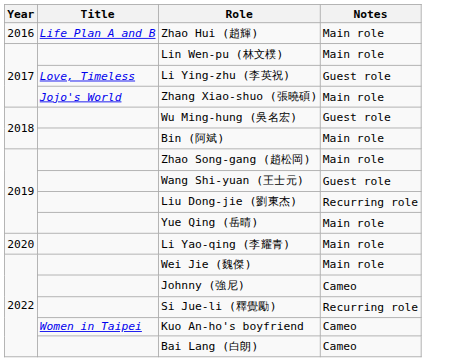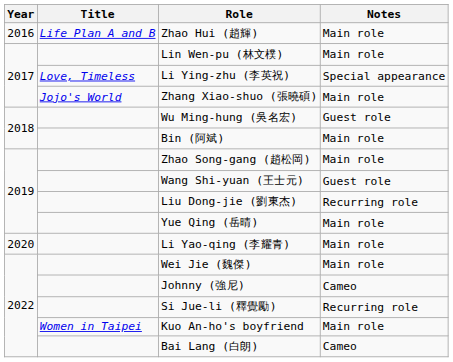(357, 75) Guest role -> (384, 75) Special appearance
(340, 327) Cameo -> (353, 327) Main role
